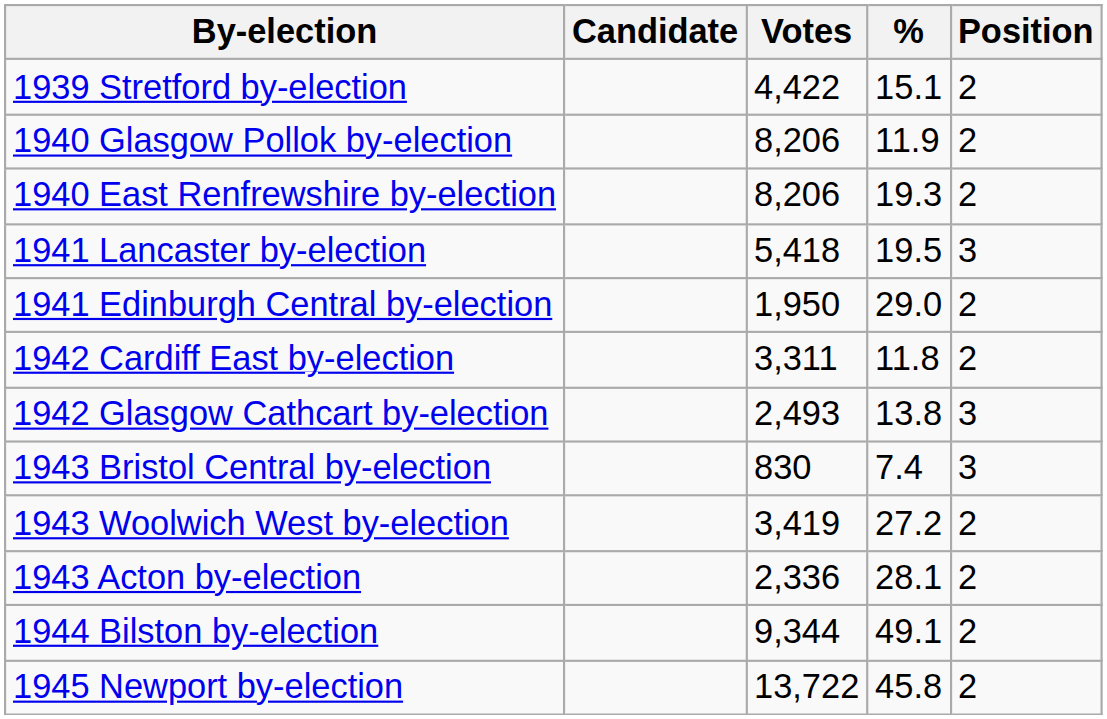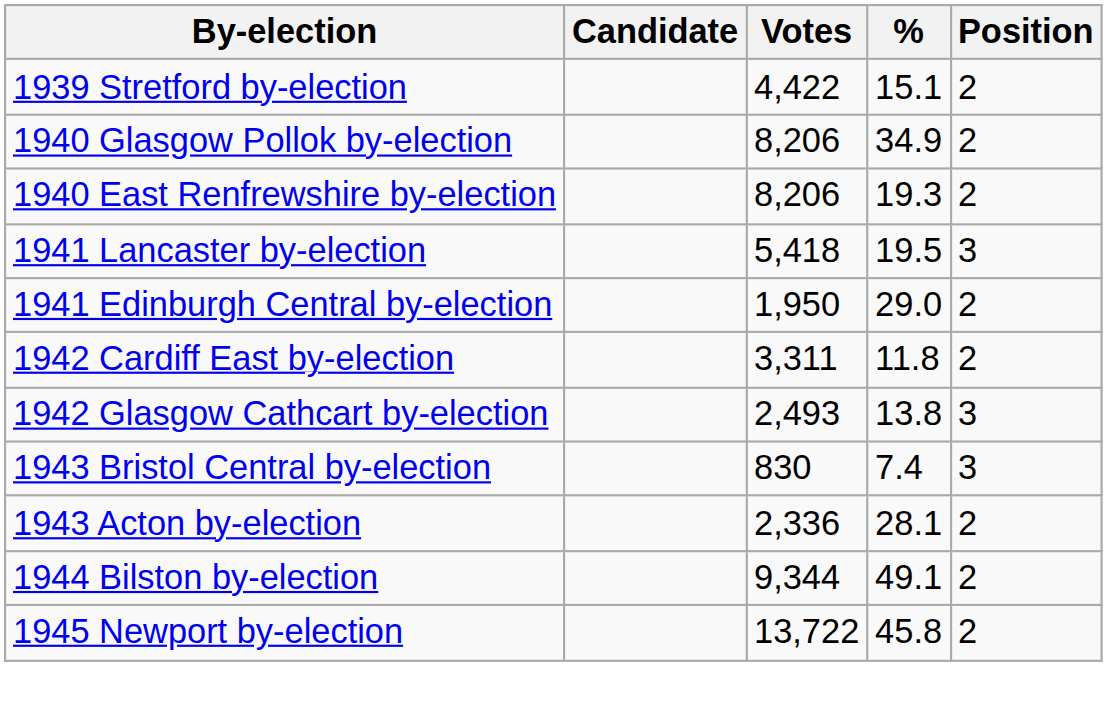(907, 140) 11.9 -> (909, 140) 34.9
- row: (261, 522)
